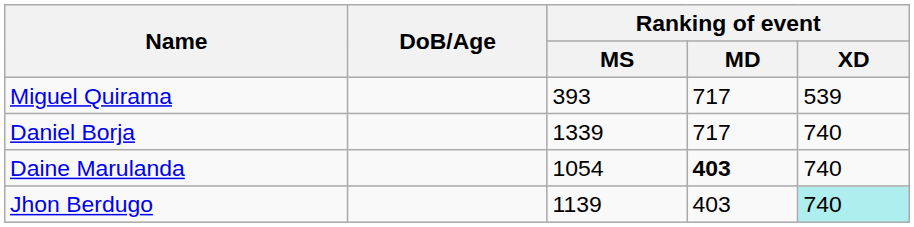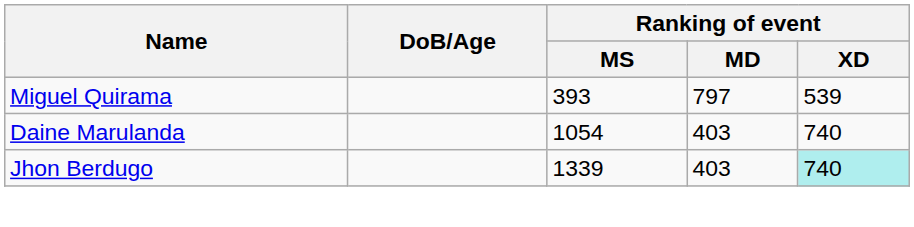(712, 96) 717 -> (712, 96) 797
- row: (73, 132)
(712, 168) bold -> (712, 132) normal
(577, 205) 1139 -> (578, 168) 1339
